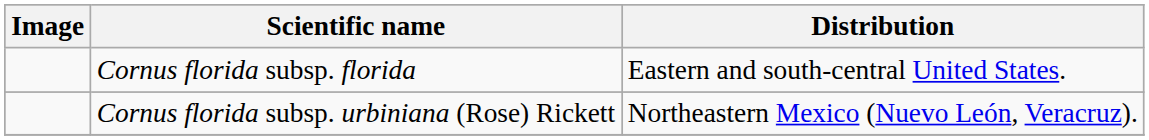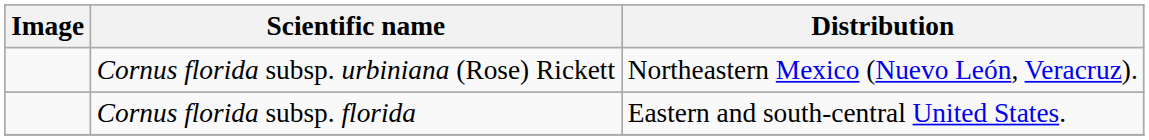rows swapped: (256, 69) <-> (356, 112)
